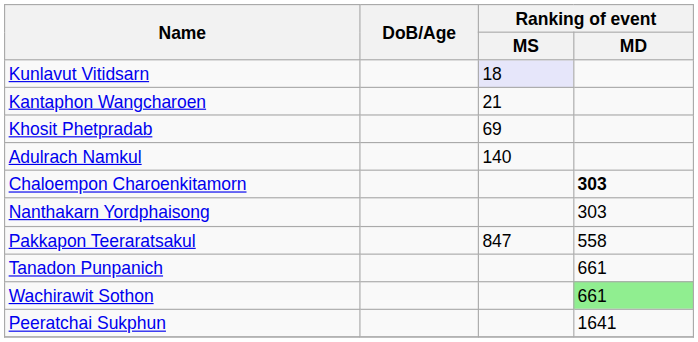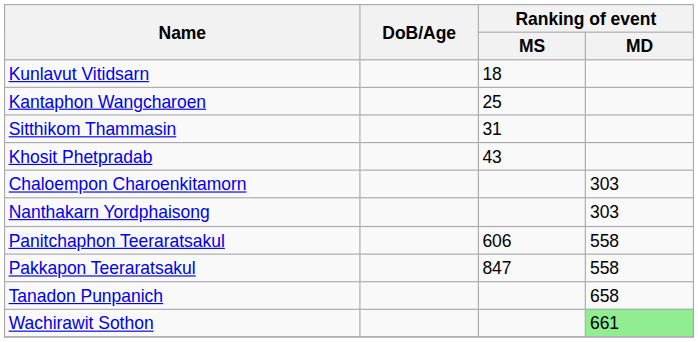(492, 74) lavender background -> (492, 74) no background
(492, 102) 21 -> (492, 102) 25
+ row: (92, 129)
(492, 129) 69 -> (492, 157) 43
- row: (75, 157)
(592, 185) bold -> (604, 185) normal
+ row: (117, 240)
(592, 268) 661 -> (604, 295) 658
- row: (87, 323)
